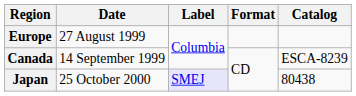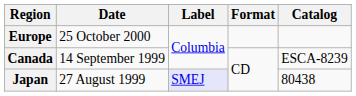(102, 36) 27 August 1999 -> (105, 36) 25 October 2000
(105, 79) 25 October 2000 -> (102, 79) 27 August 1999
